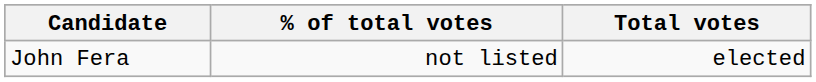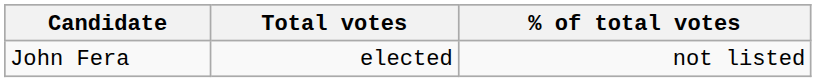columns swapped: (687, 23) <-> (387, 23)
